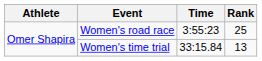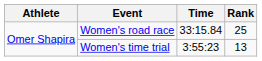(201, 31) 3:55:23 -> (201, 31) 33:15.84
(201, 48) 33:15.84 -> (201, 48) 3:55:23
